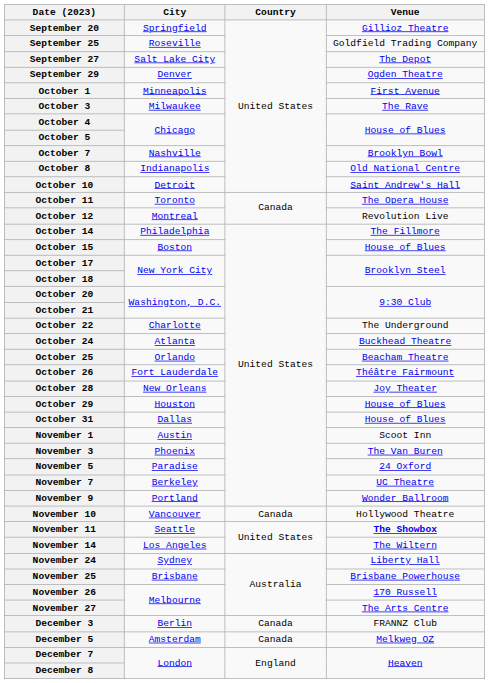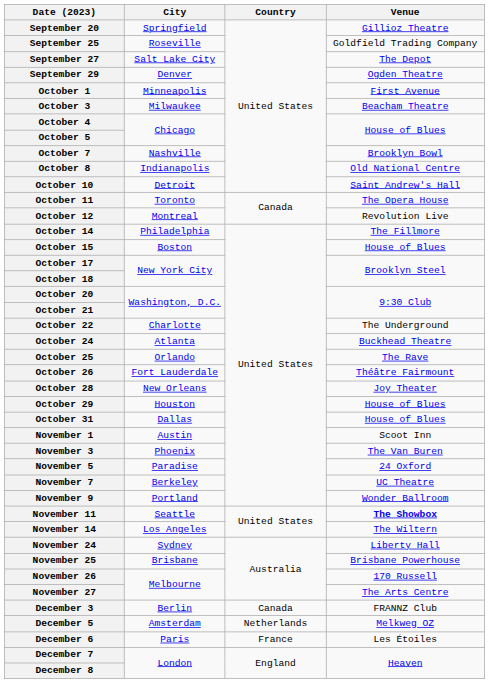(405, 106) The Rave -> (405, 106) Beacham Theatre
(405, 357) Beacham Theatre -> (405, 357) The Rave
- row: (64, 514)
(276, 639) Canada -> (276, 624) Netherlands
+ row: (64, 639)
